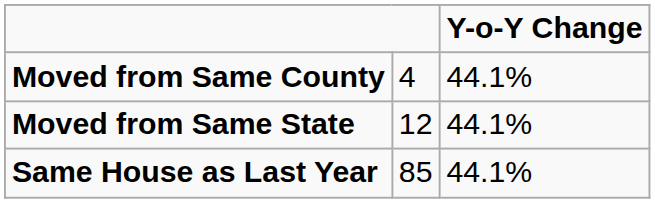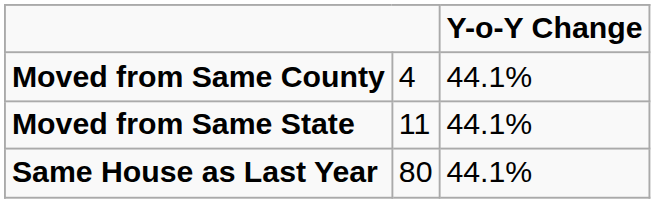(416, 124) 12 -> (415, 124) 11
(416, 172) 85 -> (416, 172) 80
